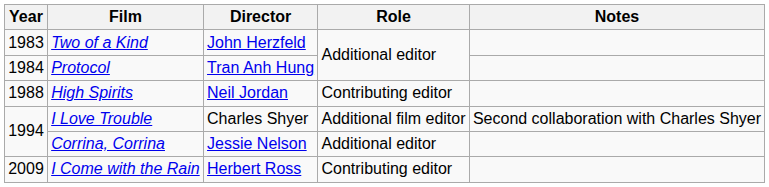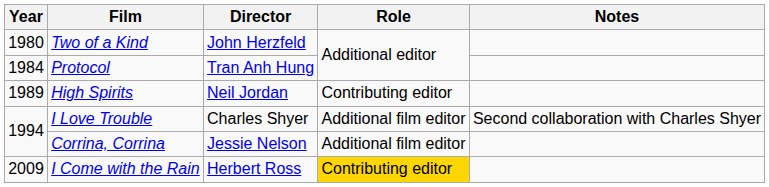(26, 42) 1983 -> (26, 42) 1980
(26, 93) 1988 -> (26, 93) 1989
(379, 144) Additional editor -> (393, 144) Additional film editor
(387, 169) no background -> (387, 169) gold background
